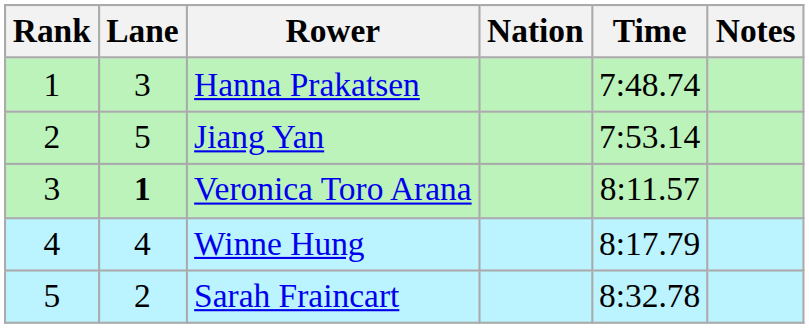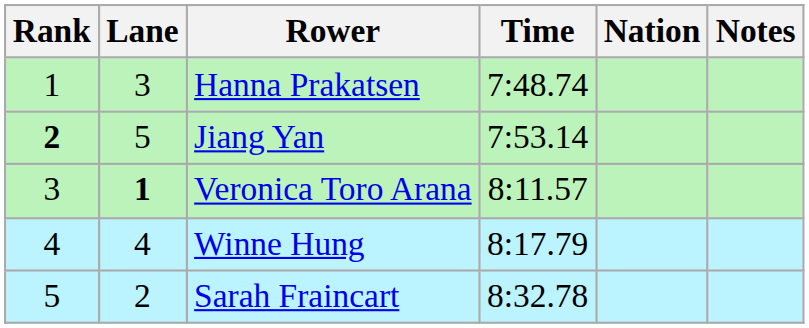columns swapped: (535, 31) <-> (650, 31)
(52, 137) normal -> (52, 137) bold
